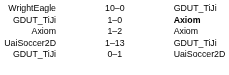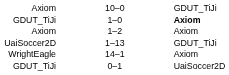(32, 8) WrightEagle -> (44, 8) Axiom
+ row: (115, 54)
